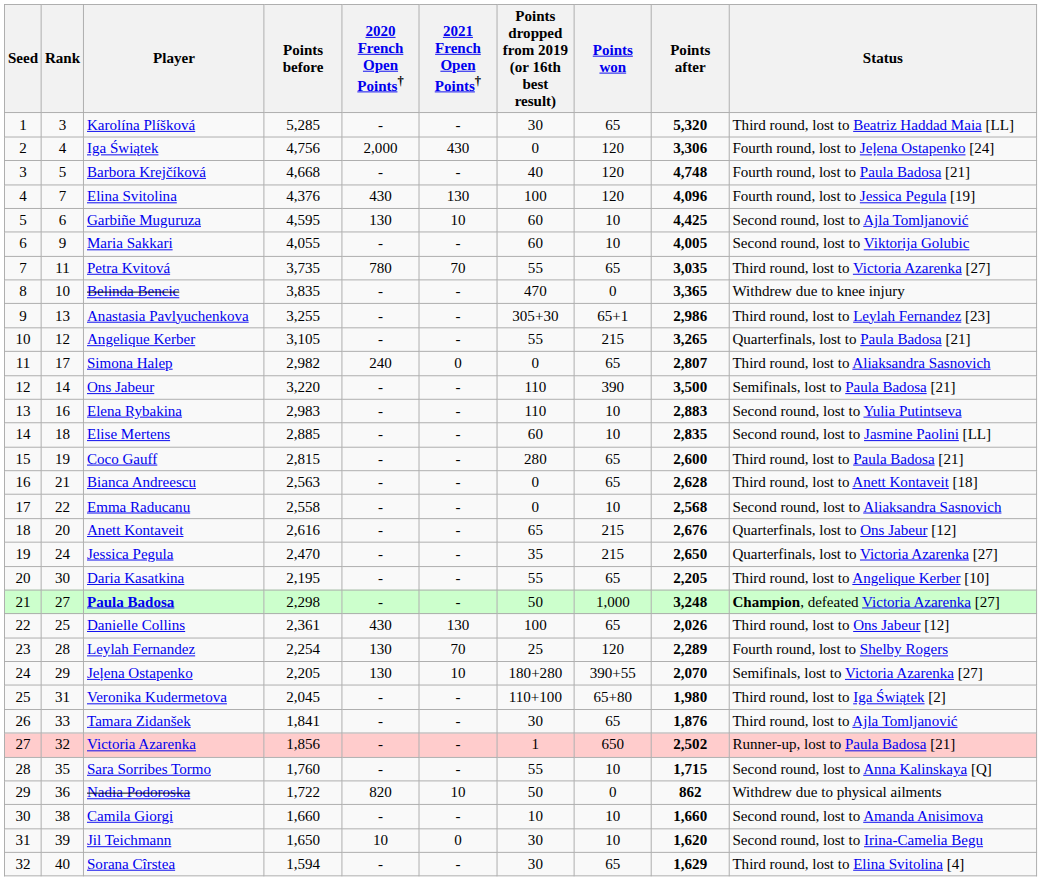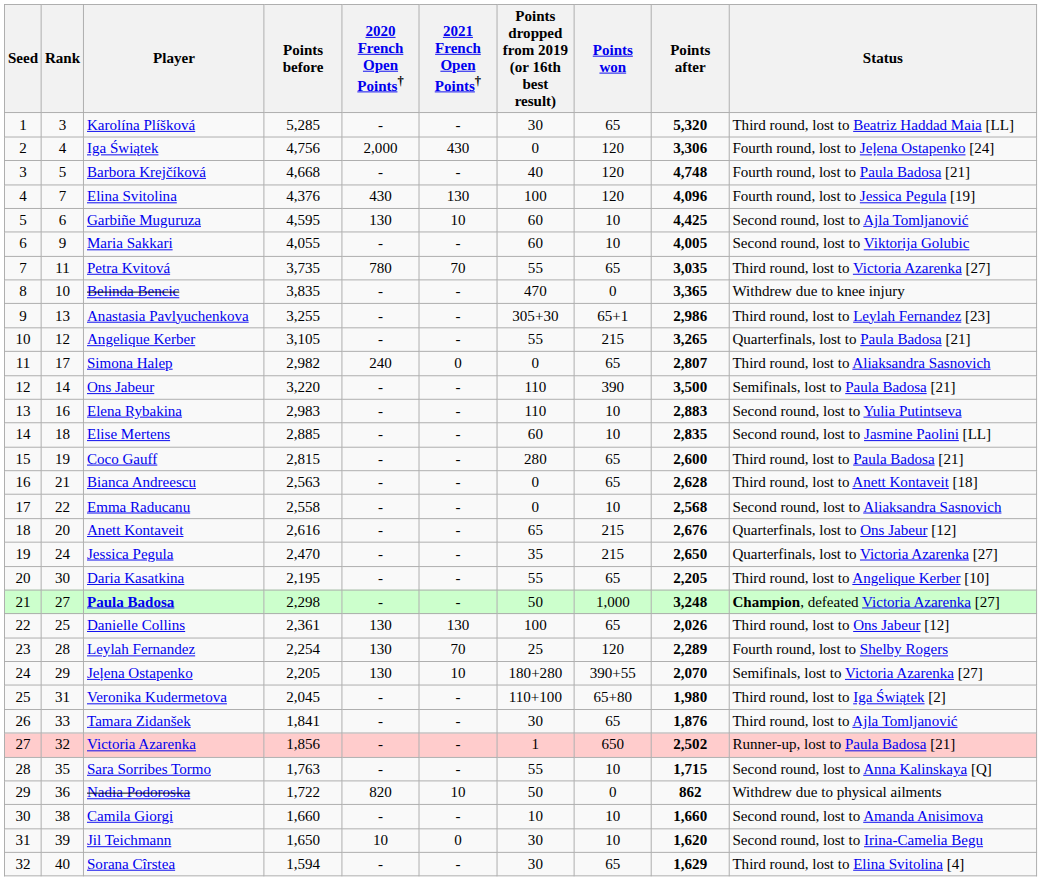(381, 625) 430 -> (381, 625) 130
(303, 768) 1,760 -> (303, 768) 1,763
